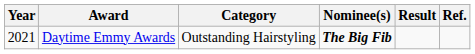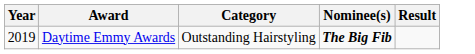- column: (455, 15)
(22, 37) 2021 -> (22, 37) 2019
